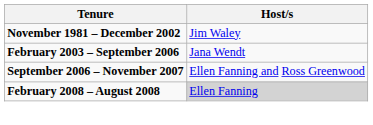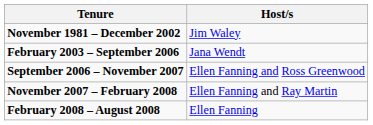+ row: (92, 91)
(224, 91) lightgrey background -> (224, 110) no background
